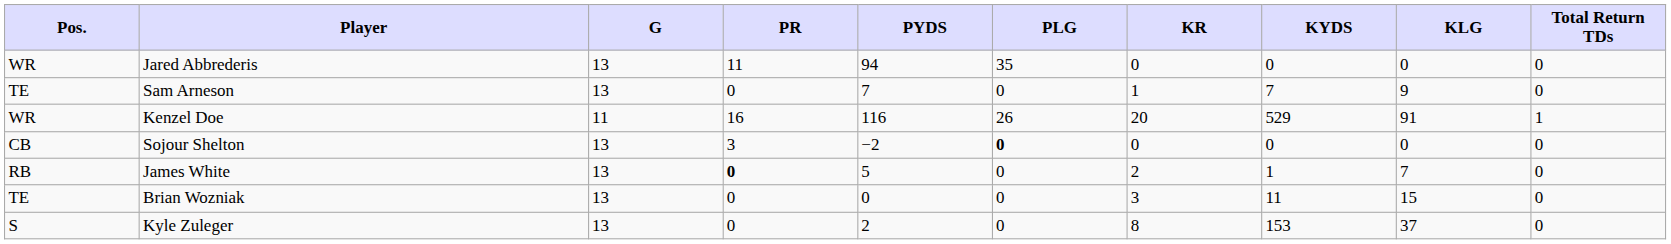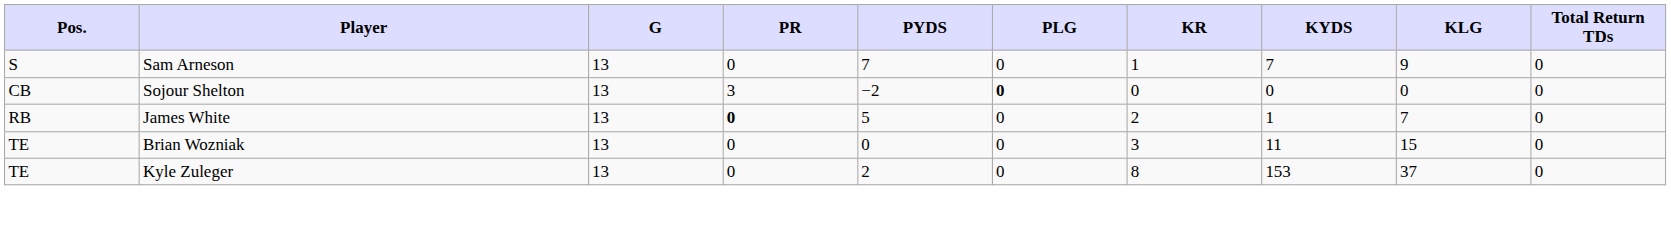- row: (200, 63)
(19, 90) TE -> (13, 63) S
- row: (183, 117)
(13, 225) S -> (19, 171) TE
